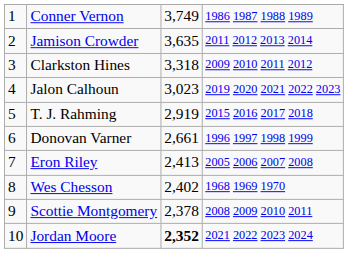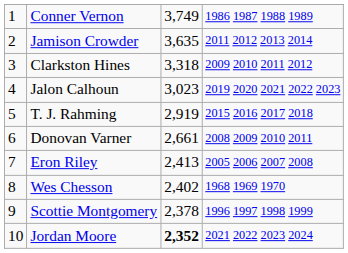(259, 138) 1996 1997 1998 1999 -> (259, 138) 2008 2009 2010 2011
(259, 211) 2008 2009 2010 2011 -> (259, 211) 1996 1997 1998 1999
